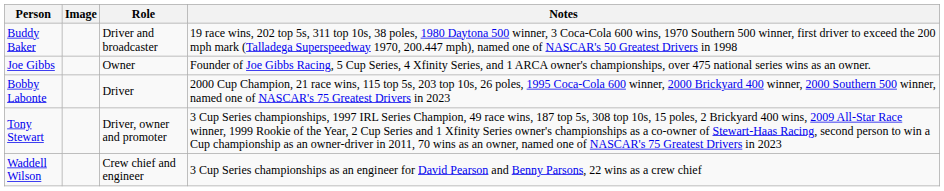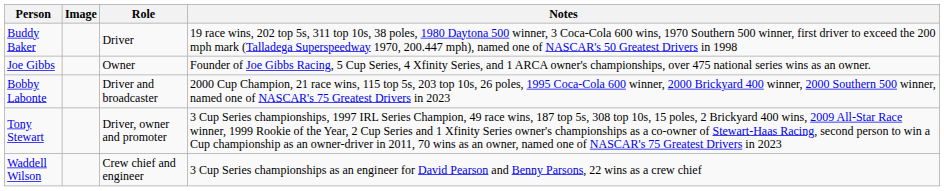(130, 39) Driver and broadcaster -> (118, 39) Driver
(118, 91) Driver -> (130, 91) Driver and broadcaster
